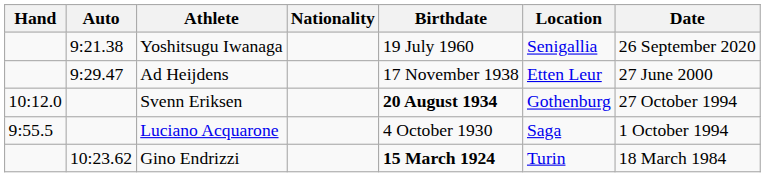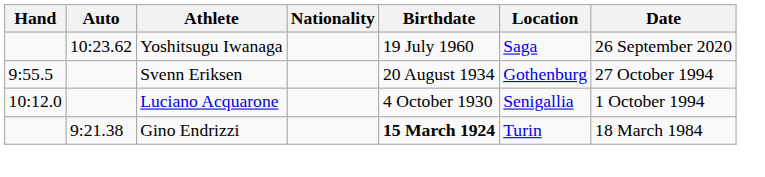(97, 46) 9:21.38 -> (101, 46) 10:23.62
(562, 46) Senigallia -> (520, 46) Saga
- row: (184, 74)
(35, 102) 10:12.0 -> (31, 74) 9:55.5
(440, 102) bold -> (439, 74) normal
(31, 130) 9:55.5 -> (35, 102) 10:12.0
(544, 130) Saga -> (538, 102) Senigallia
(101, 158) 10:23.62 -> (97, 130) 9:21.38
